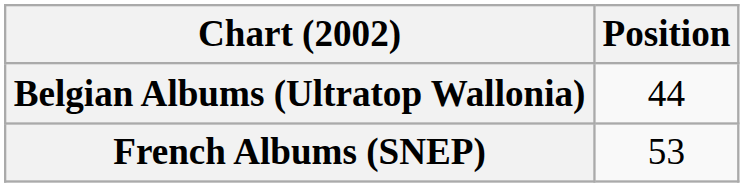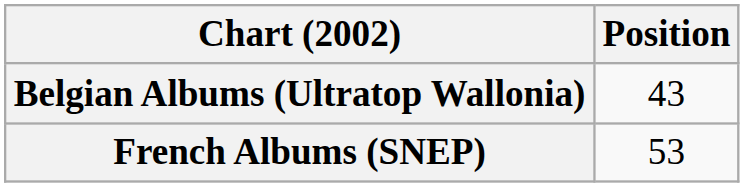(666, 92) 44 -> (666, 92) 43
